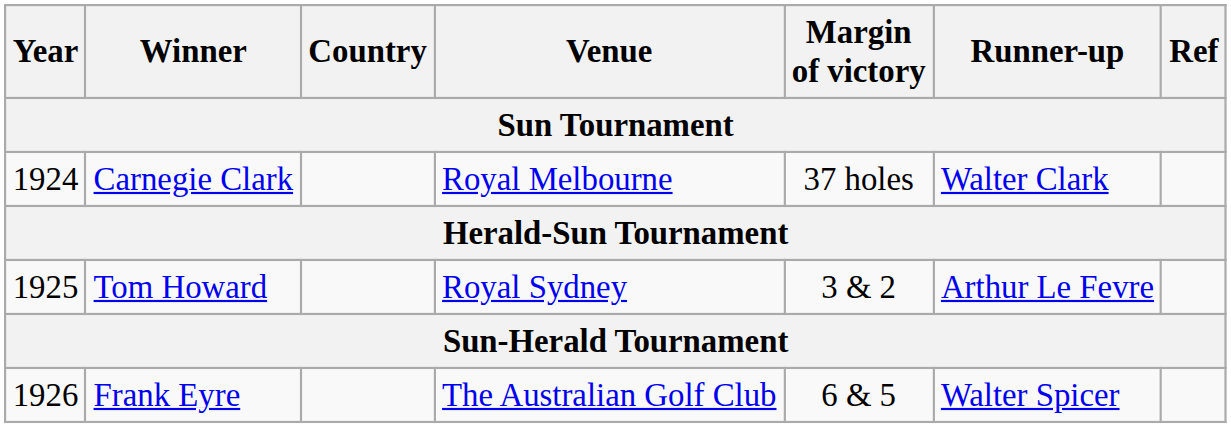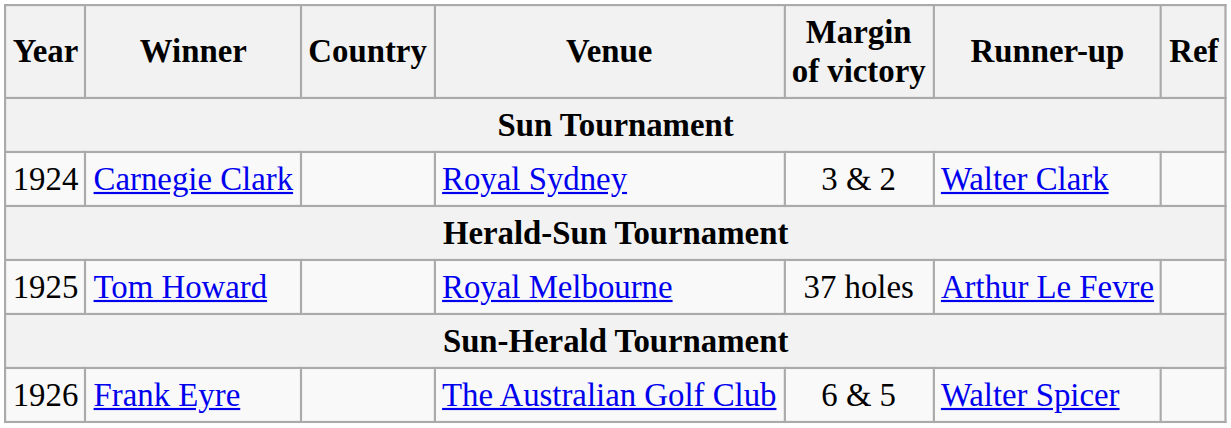(557, 178) Royal Melbourne -> (535, 178) Royal Sydney
(859, 178) 37 holes -> (859, 178) 3 & 2
(535, 287) Royal Sydney -> (557, 287) Royal Melbourne
(859, 287) 3 & 2 -> (859, 287) 37 holes
